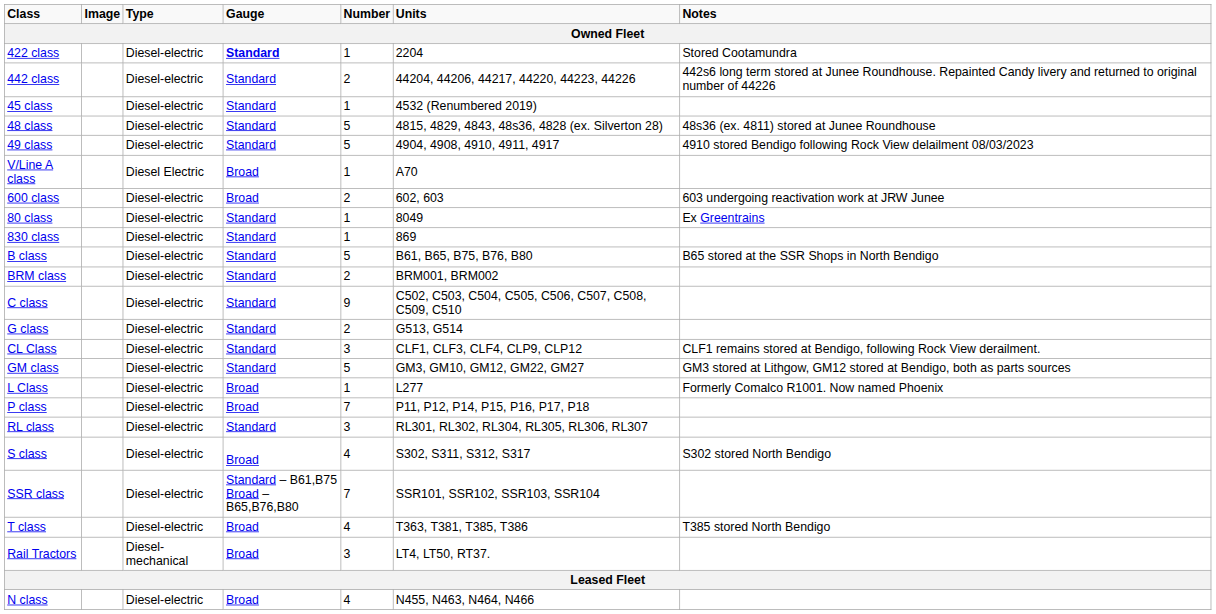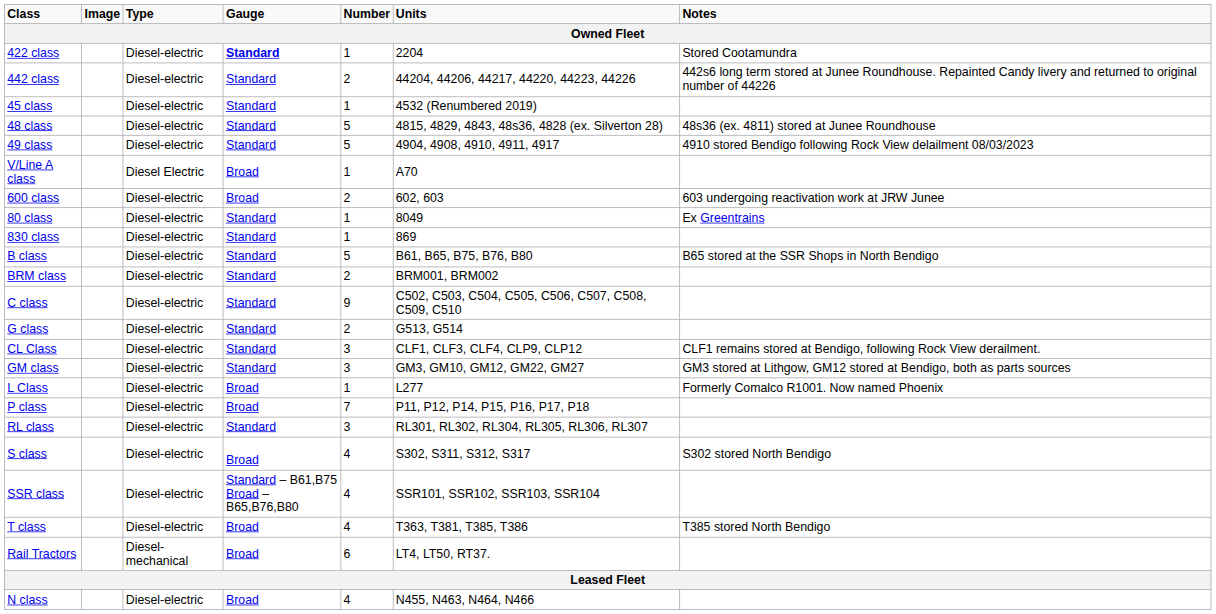(347, 368) 5 -> (347, 368) 3
(347, 493) 7 -> (347, 493) 4
(347, 553) 3 -> (347, 553) 6
